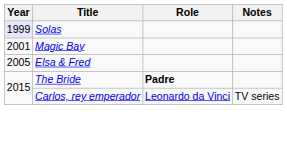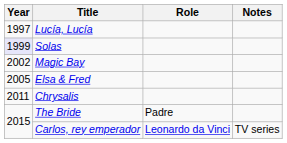+ row: (64, 29)
(19, 46) 2001 -> (19, 63) 2002
+ row: (57, 96)
(160, 79) bold -> (159, 113) normal
